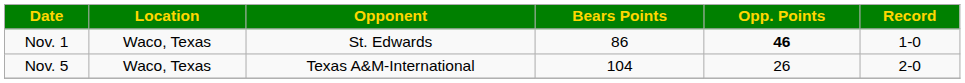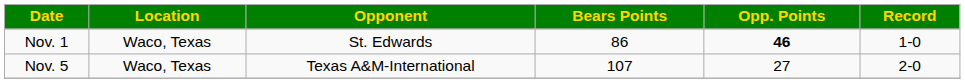(620, 66) 104 -> (620, 66) 107
(782, 66) 26 -> (782, 66) 27
